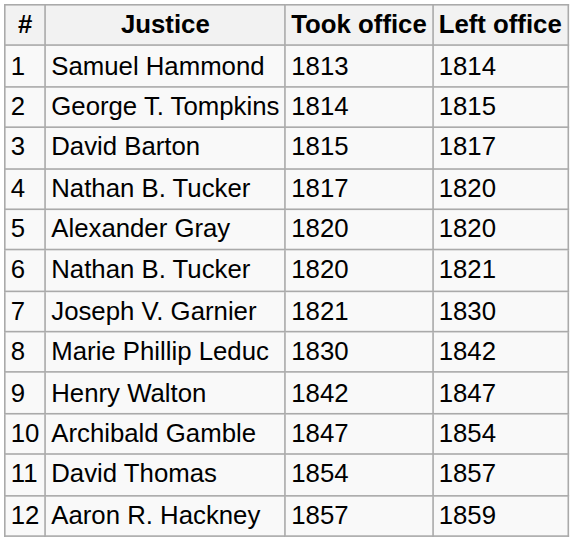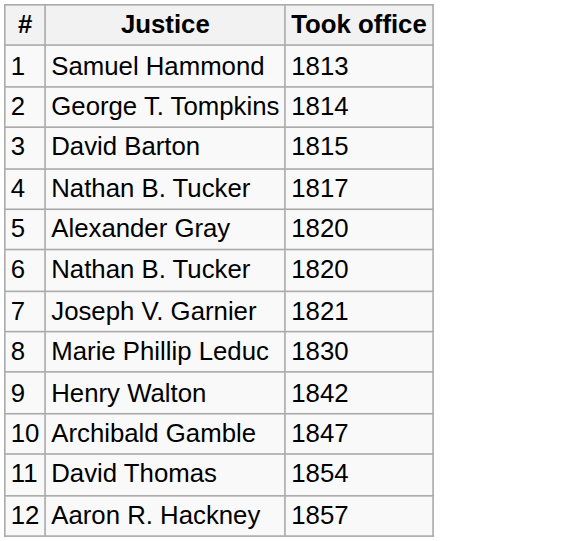- column: (500, 24)
